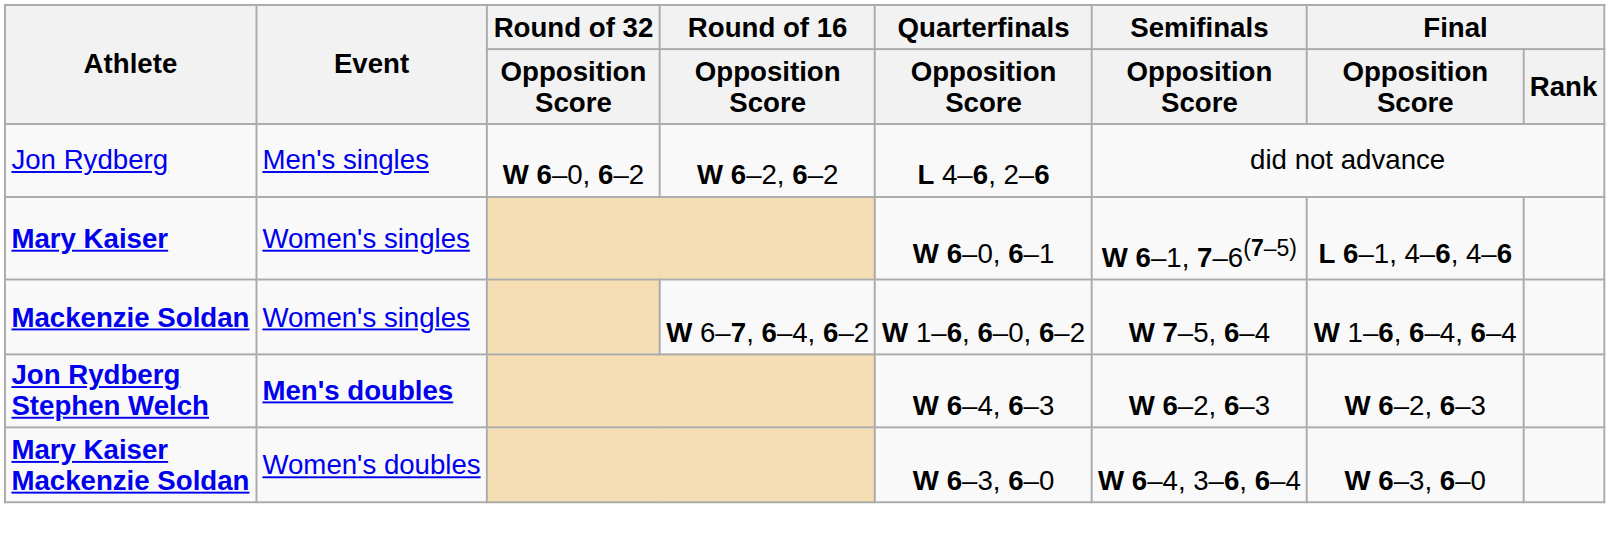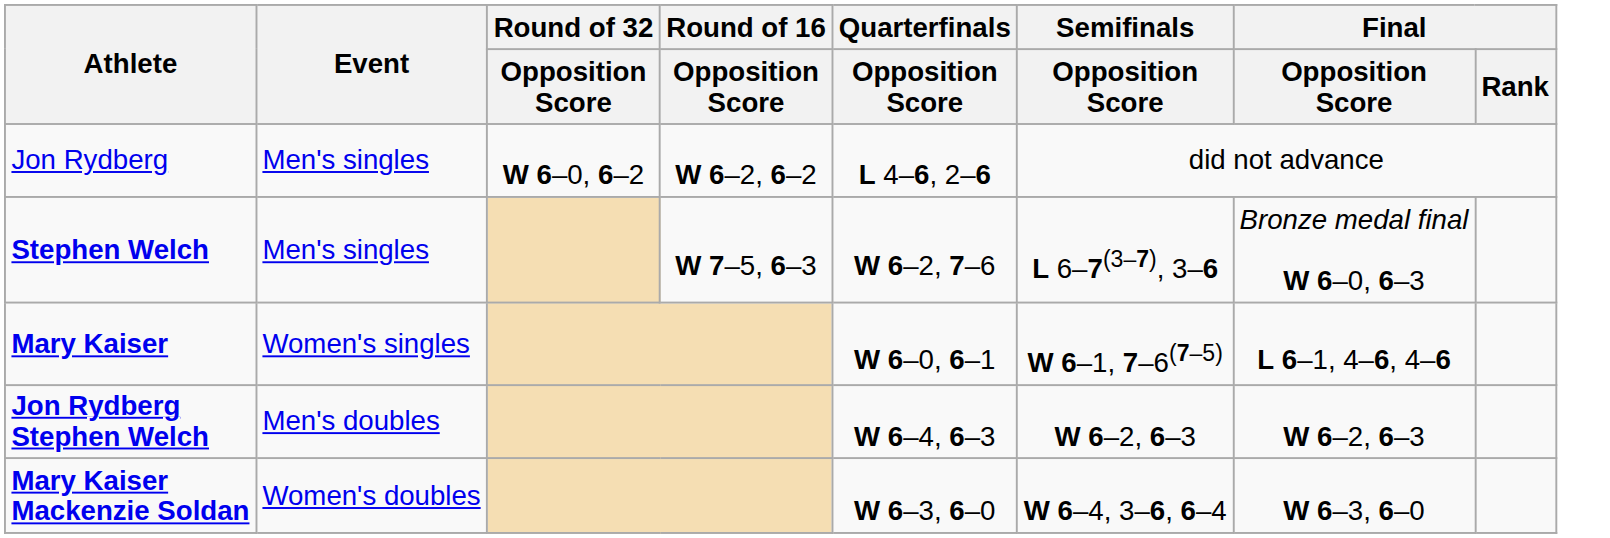+ row: (110, 250)
- row: (130, 317)
(358, 391) bold -> (351, 422) normal
